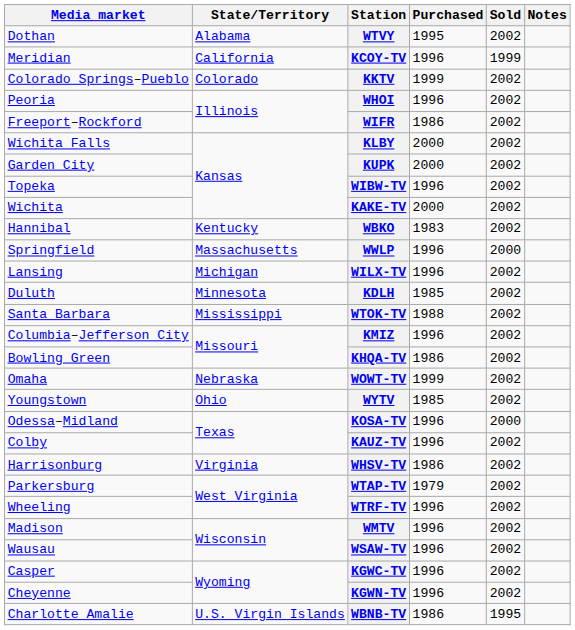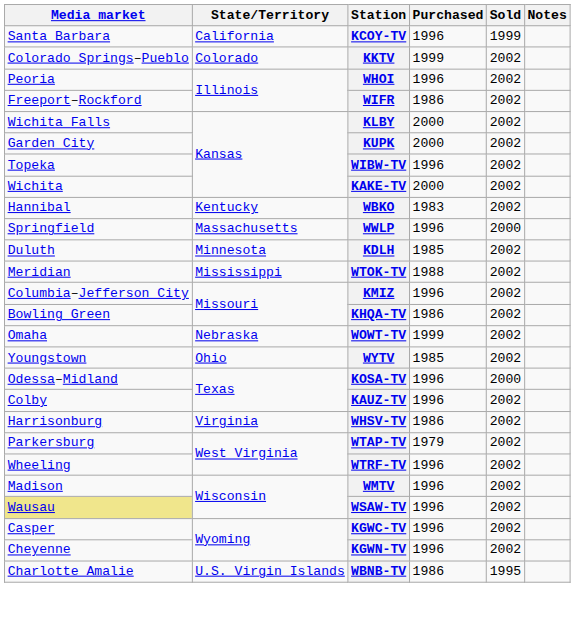- row: (379, 37)
(39, 58) Meridian -> (59, 37) Santa Barbara
- row: (379, 272)
(59, 315) Santa Barbara -> (39, 272) Meridian
(31, 550) no background -> (31, 507) khaki background
